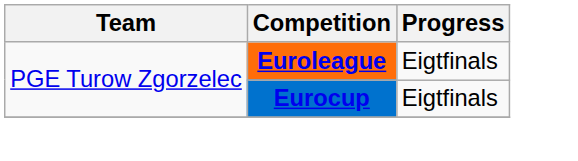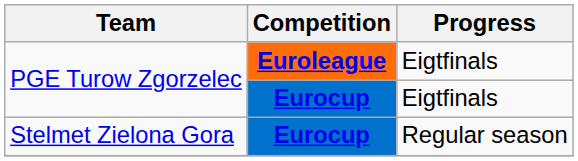+ row: (122, 135)
